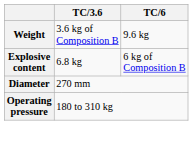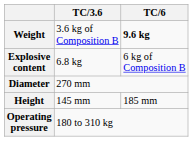(136, 34) normal -> (136, 34) bold
+ row: (29, 100)
